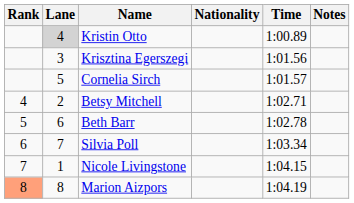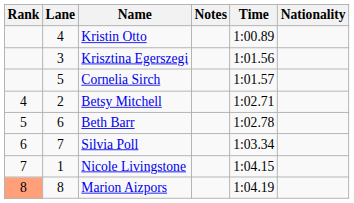columns swapped: (227, 15) <-> (329, 15)
(60, 36) lightgrey background -> (60, 36) no background
